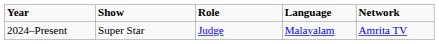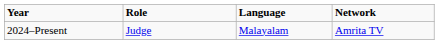- column: (111, 13)
